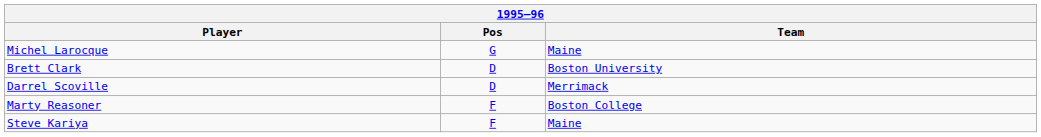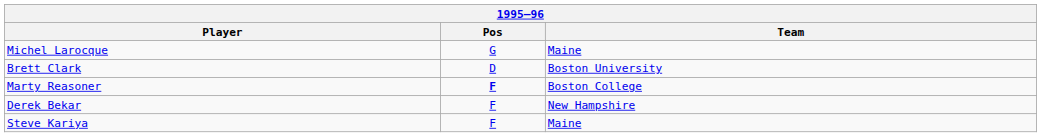- row: (58, 86)
(493, 105) normal -> (493, 86) bold
+ row: (44, 105)
